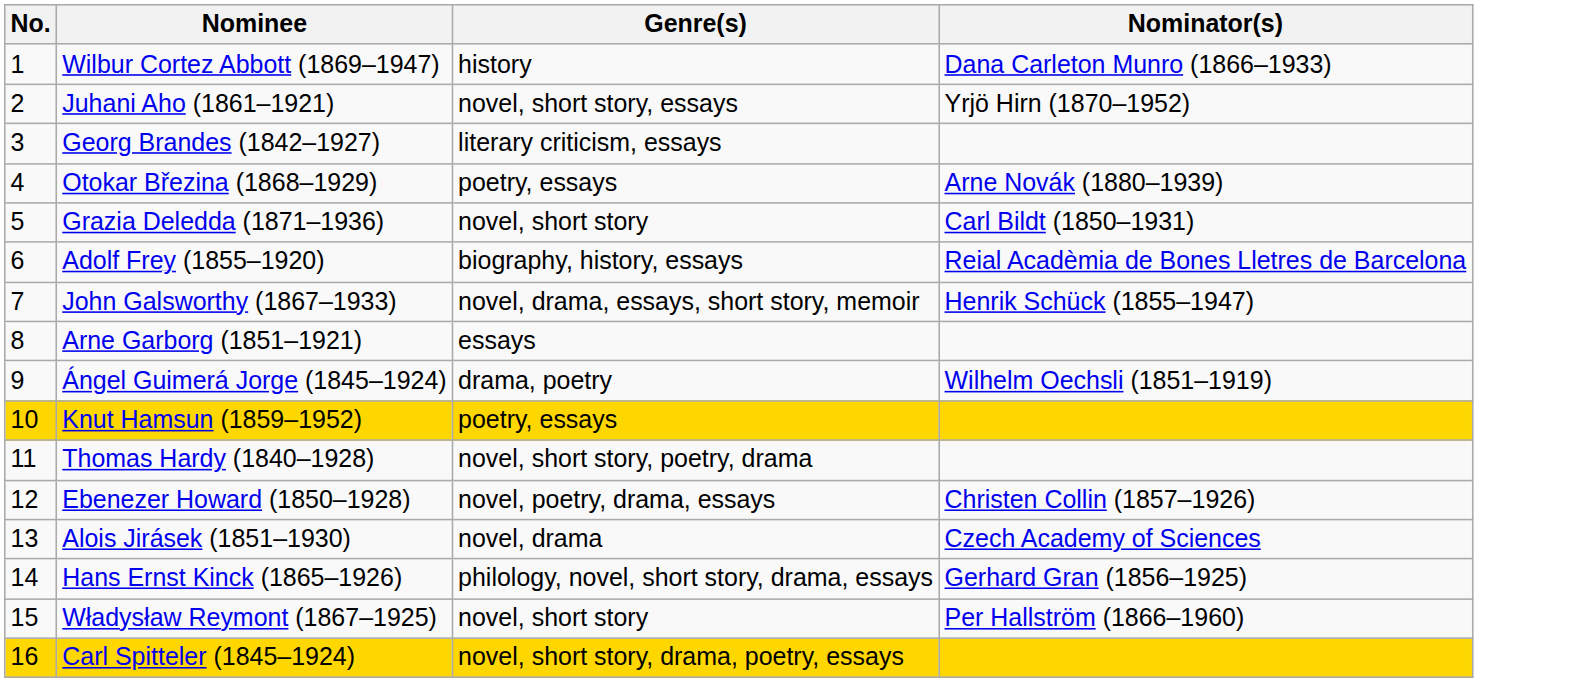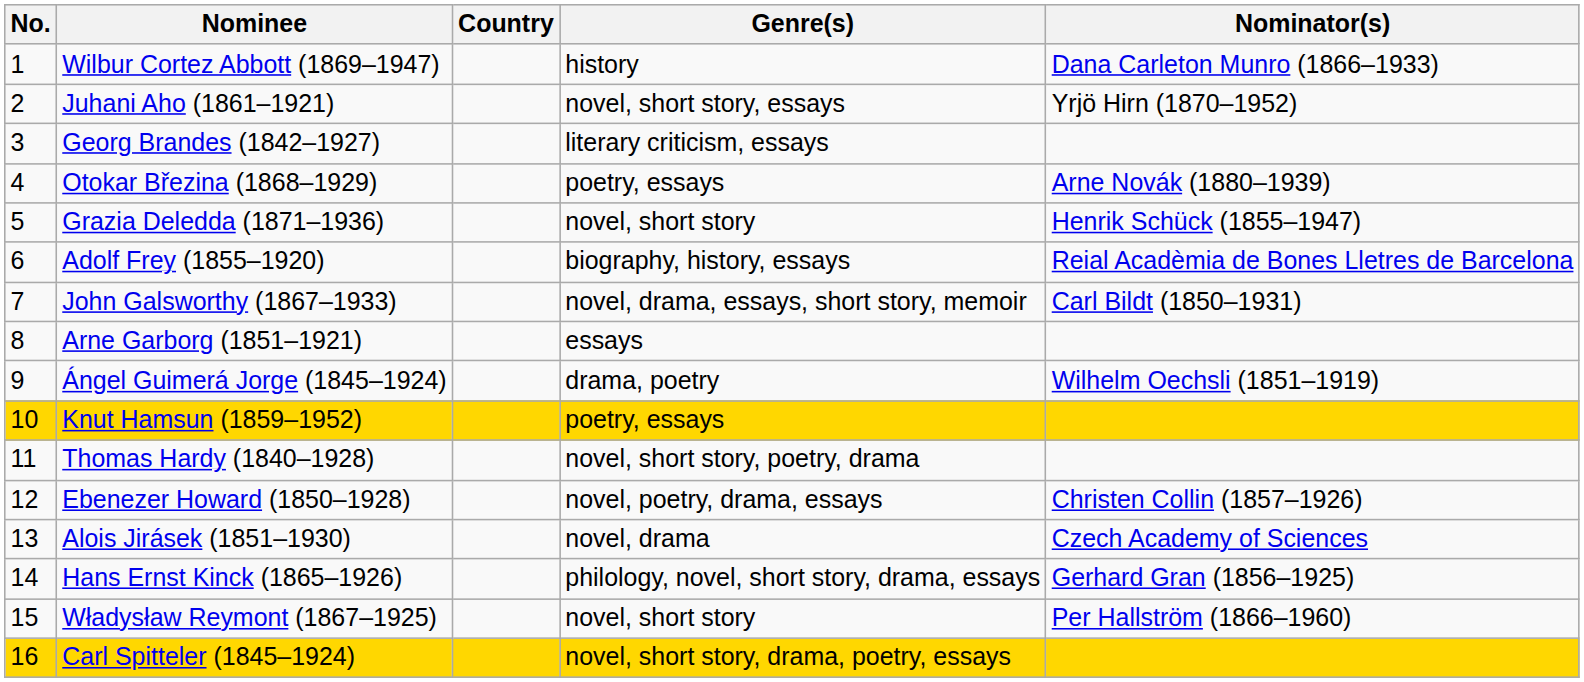+ column: (506, 24)
(1069, 222) Carl Bildt (1850–1931) -> (1206, 222) Henrik Schück (1855–1947)
(1099, 301) Henrik Schück (1855–1947) -> (1177, 301) Carl Bildt (1850–1931)
